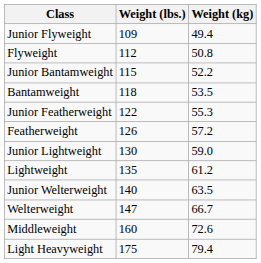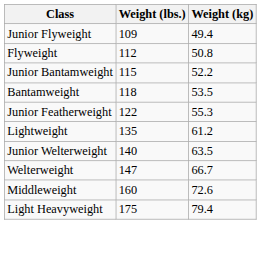- row: (42, 131)
- row: (54, 151)
